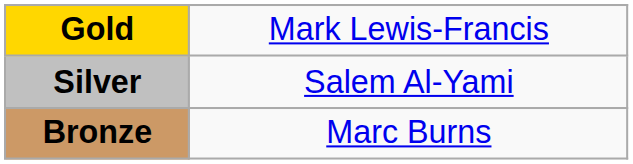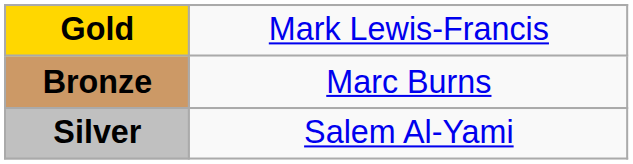rows swapped: (97, 81) <-> (97, 132)
